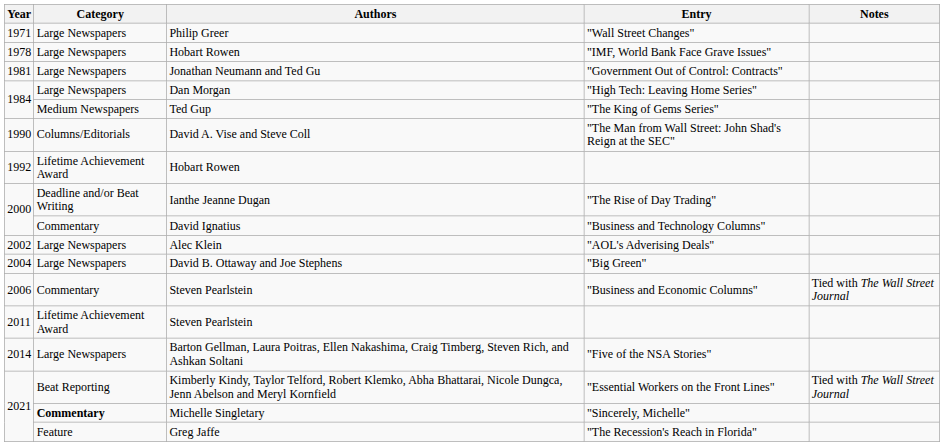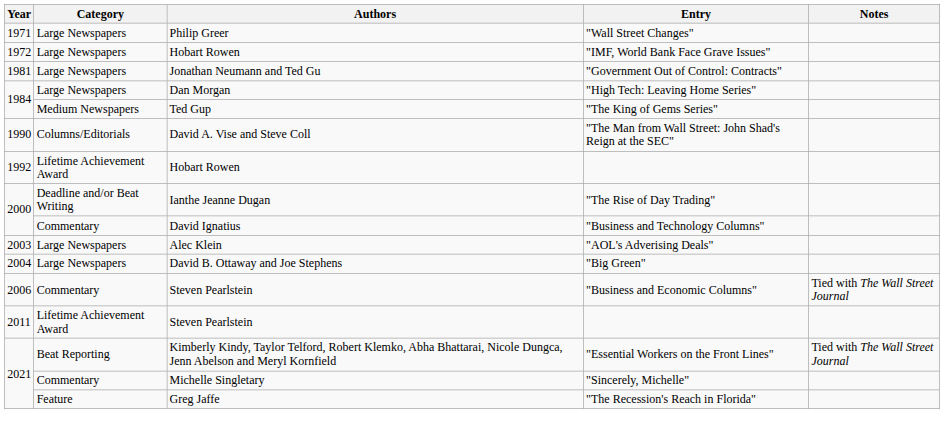(19, 52) 1978 -> (19, 52) 1972
(19, 244) 2002 -> (19, 244) 2003
- row: (369, 354)
(71, 413) bold -> (68, 380) normal
